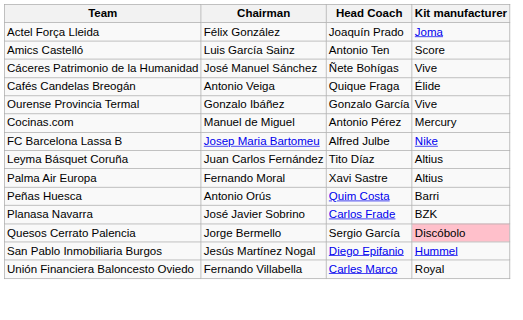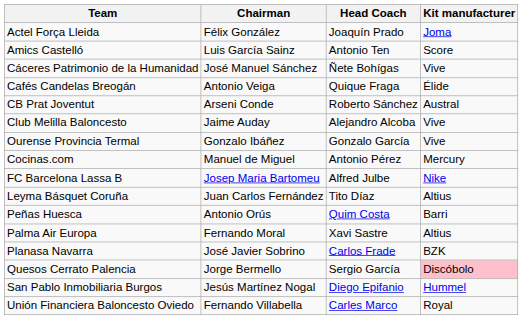+ row: (51, 104)
+ row: (67, 123)
rows swapped: (52, 178) <-> (44, 196)
